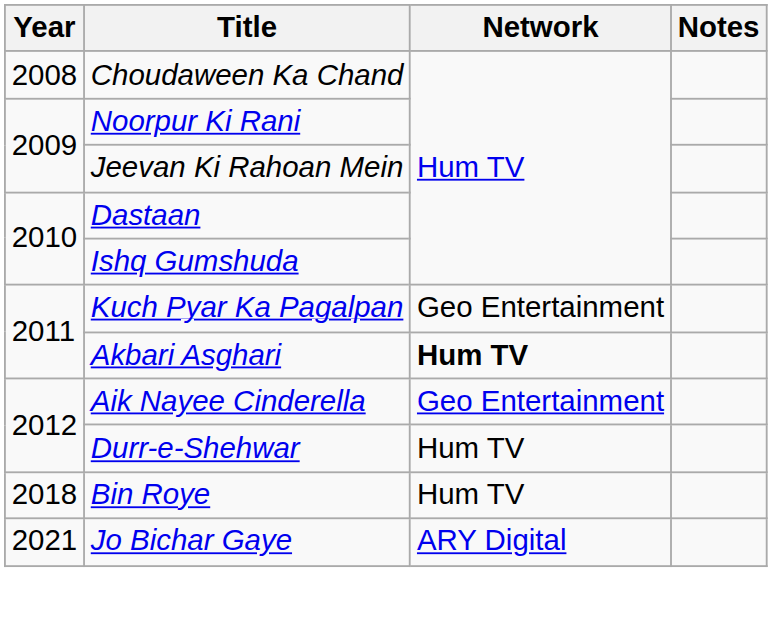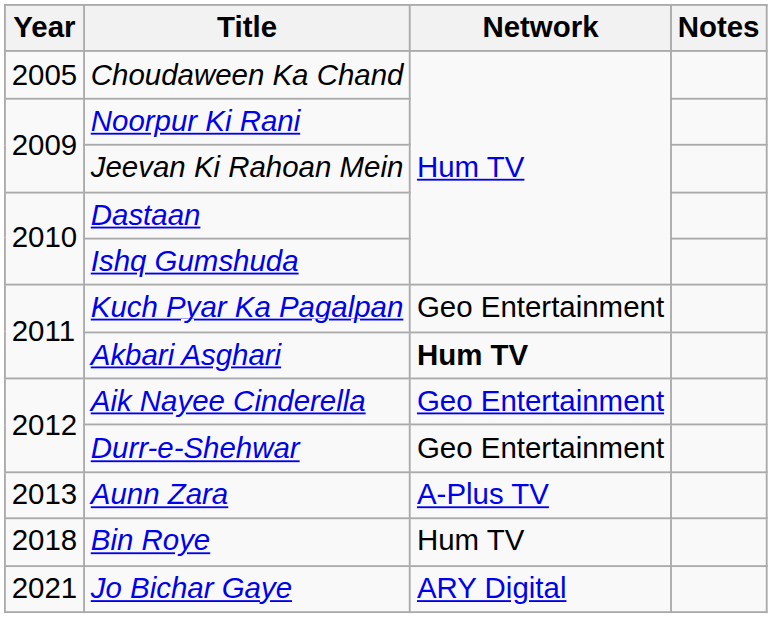(44, 74) 2008 -> (44, 74) 2005
(471, 448) Hum TV -> (541, 448) Geo Entertainment
+ row: (160, 494)
